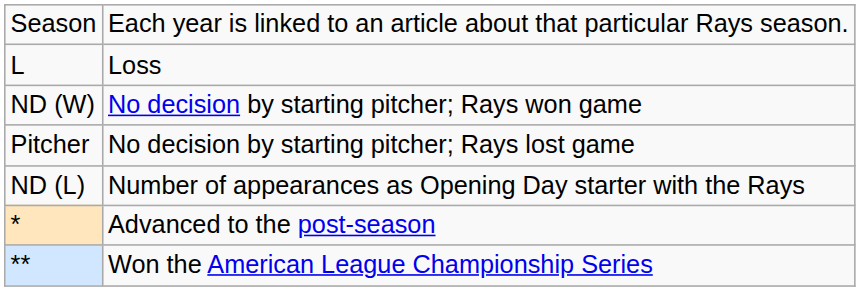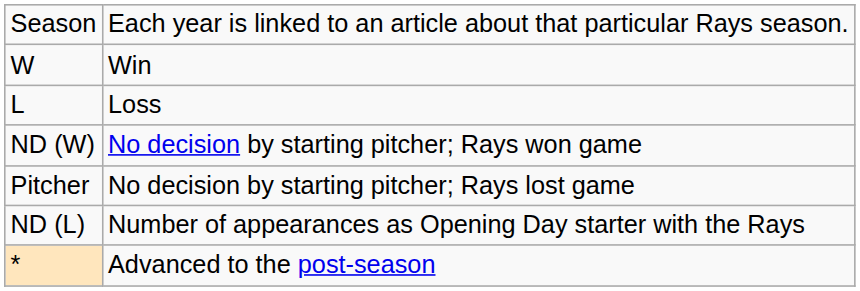+ row: (130, 64)
- row: (380, 265)
